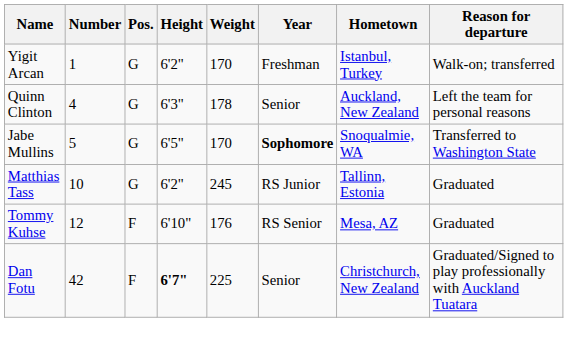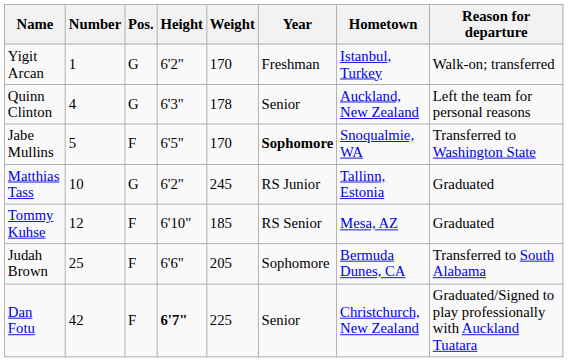(133, 144) G -> (132, 144) F
(221, 223) 176 -> (221, 223) 185
+ row: (28, 263)
